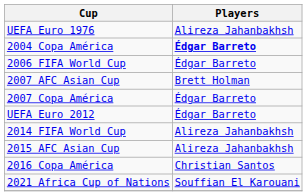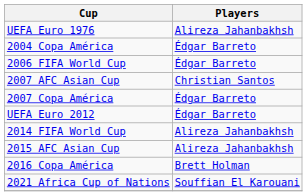(215, 47) bold -> (215, 47) normal
(212, 81) Brett Holman -> (225, 81) Christian Santos
(225, 165) Christian Santos -> (212, 165) Brett Holman
